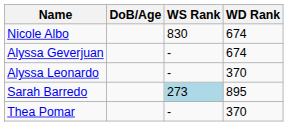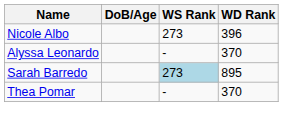(177, 34) 830 -> (173, 34) 273
(236, 34) 674 -> (232, 34) 396
- row: (55, 53)
